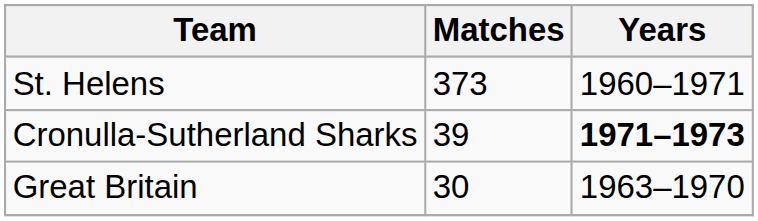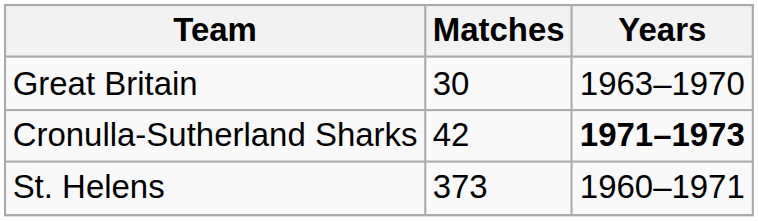rows swapped: (89, 82) <-> (105, 187)
(451, 135) 39 -> (451, 135) 42
